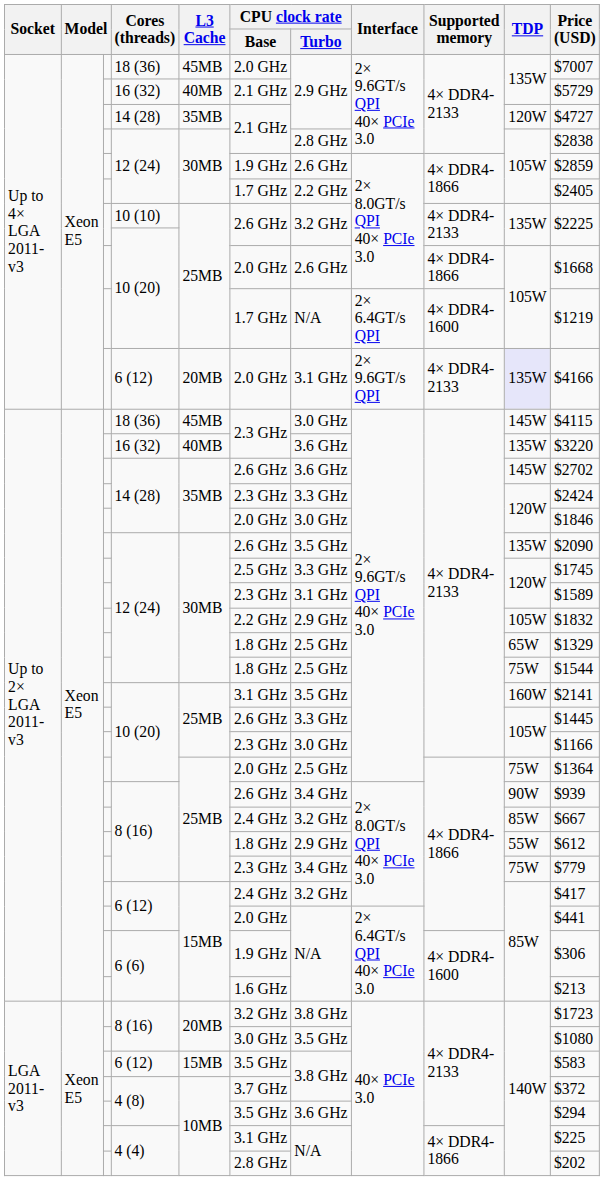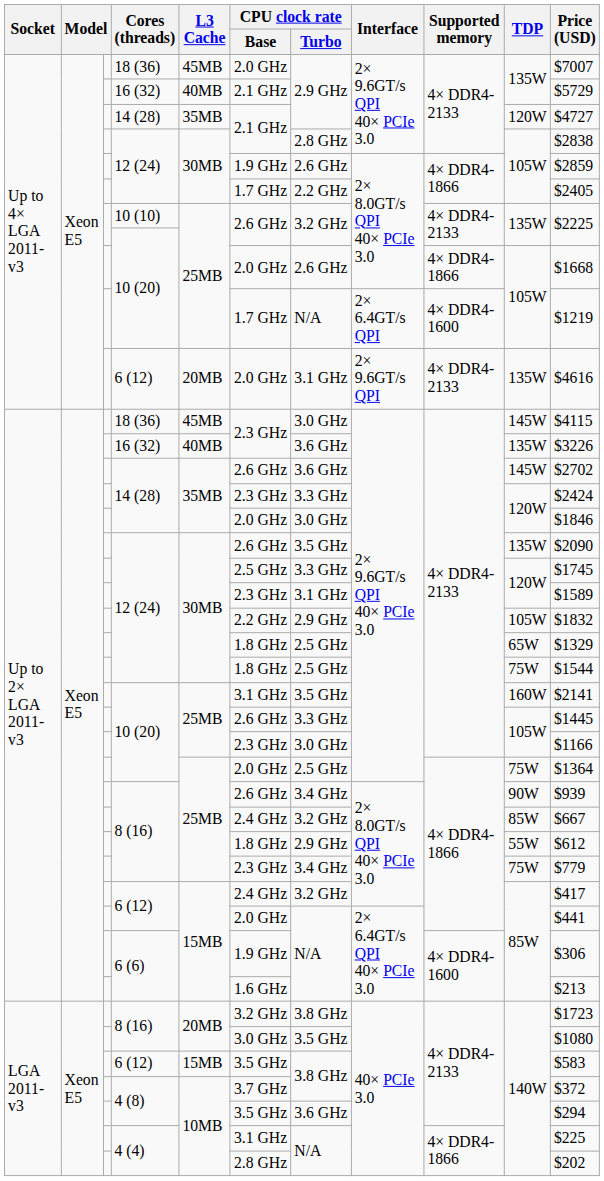(527, 378) lavender background -> (527, 378) no background
(573, 378) $4166 -> (573, 378) $4616
(573, 446) $3220 -> (573, 446) $3226
